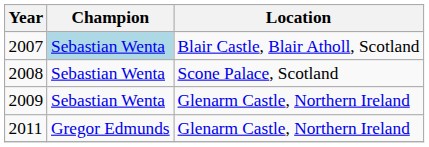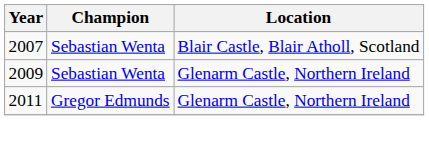(108, 45) lightblue background -> (108, 45) no background
- row: (26, 73)
